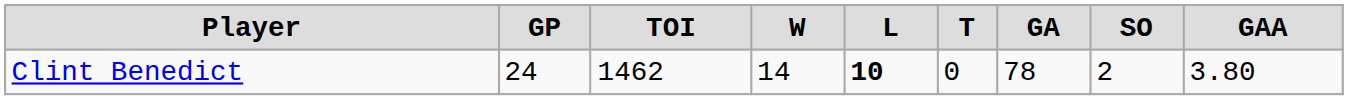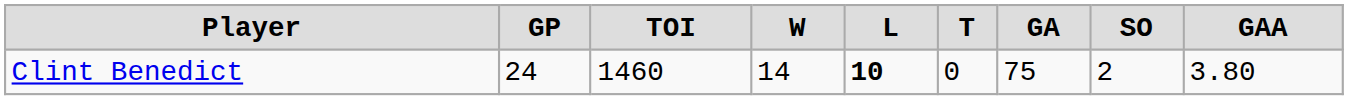(631, 72) 1462 -> (631, 72) 1460
(1020, 72) 78 -> (1020, 72) 75
